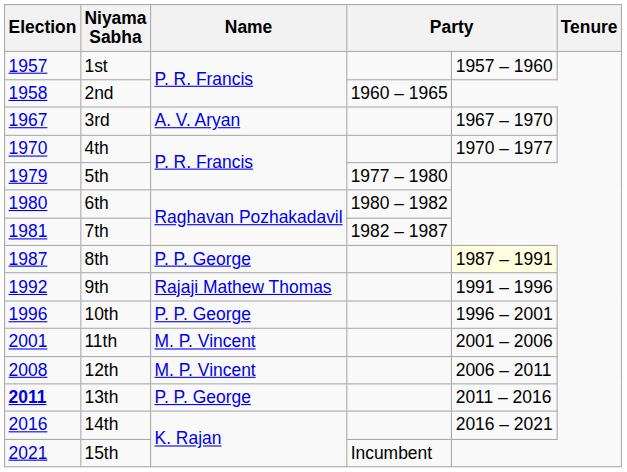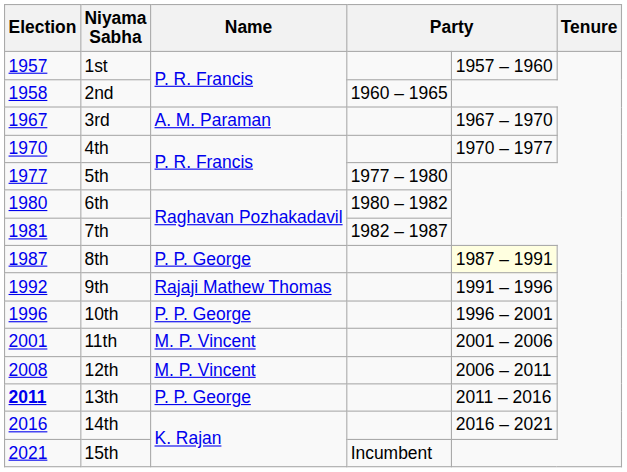(197, 120) A. V. Aryan -> (213, 120) A. M. Paraman
(28, 176) 1979 -> (28, 176) 1977
